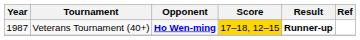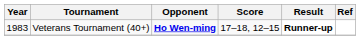(17, 28) 1987 -> (17, 28) 1983
(250, 28) gold background -> (250, 28) no background
